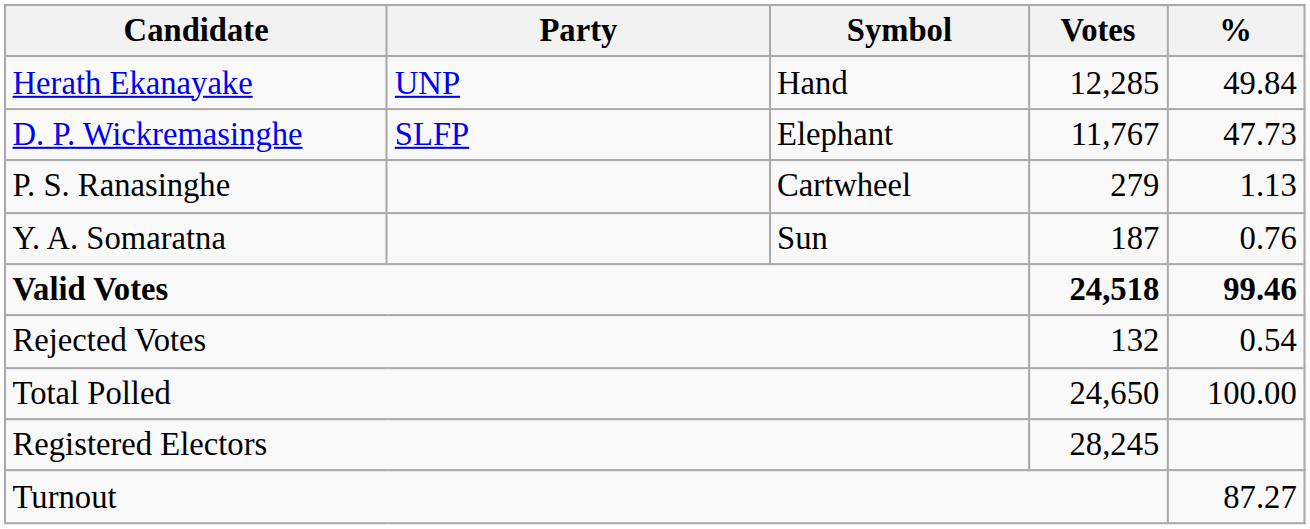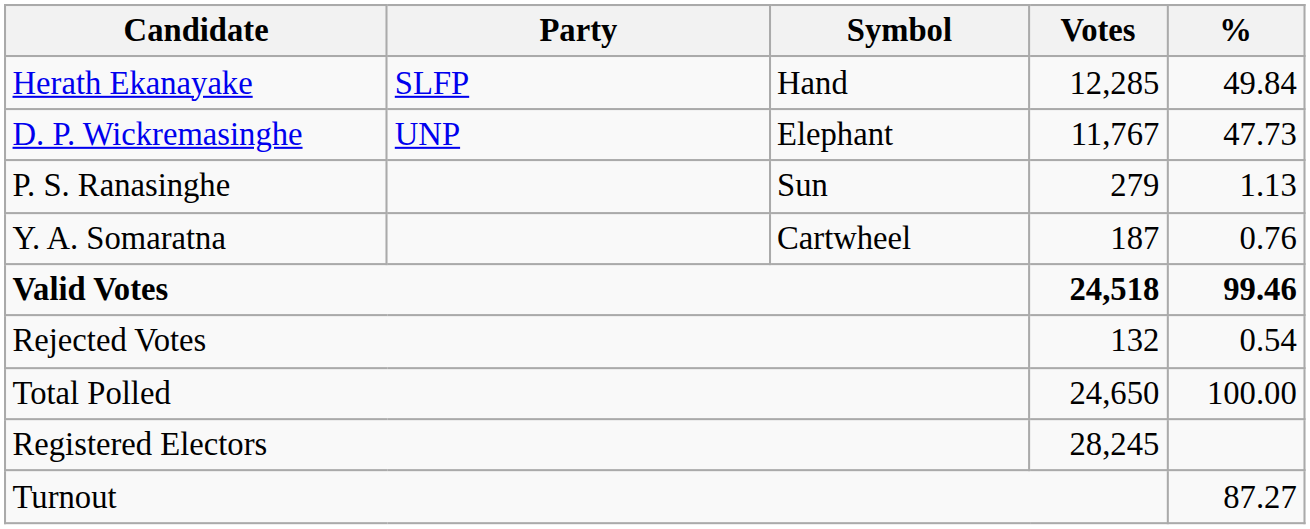(427, 82) UNP -> (432, 82) SLFP
(432, 133) SLFP -> (427, 133) UNP
(844, 185) Cartwheel -> (802, 185) Sun
(802, 237) Sun -> (844, 237) Cartwheel
